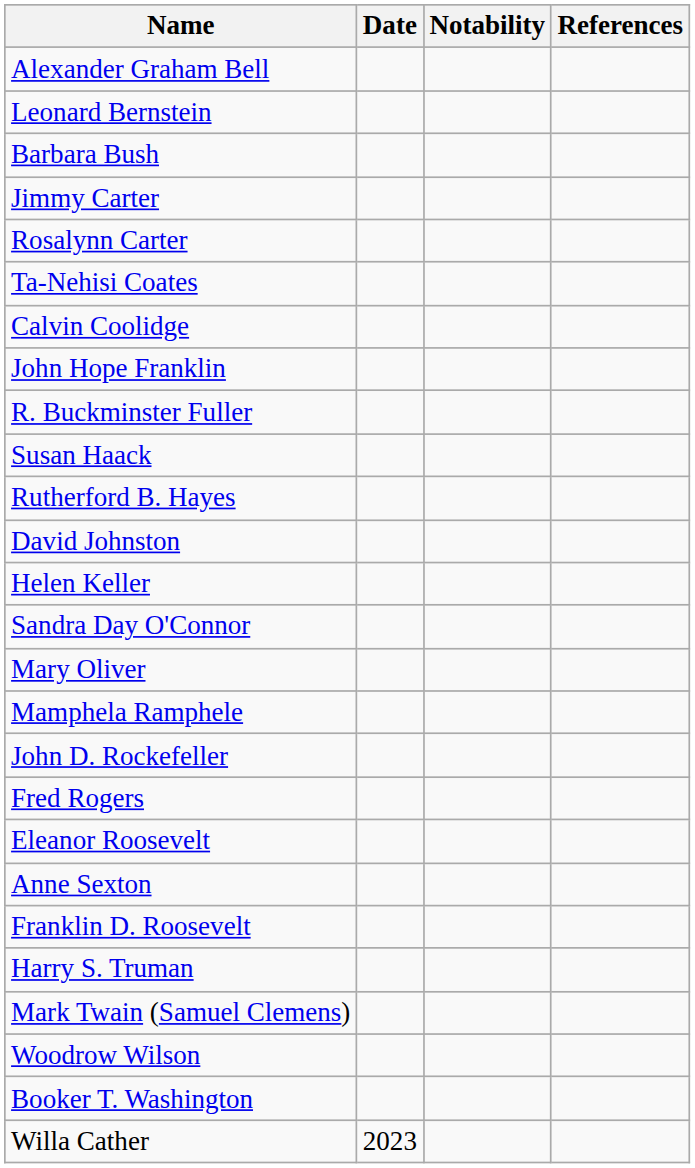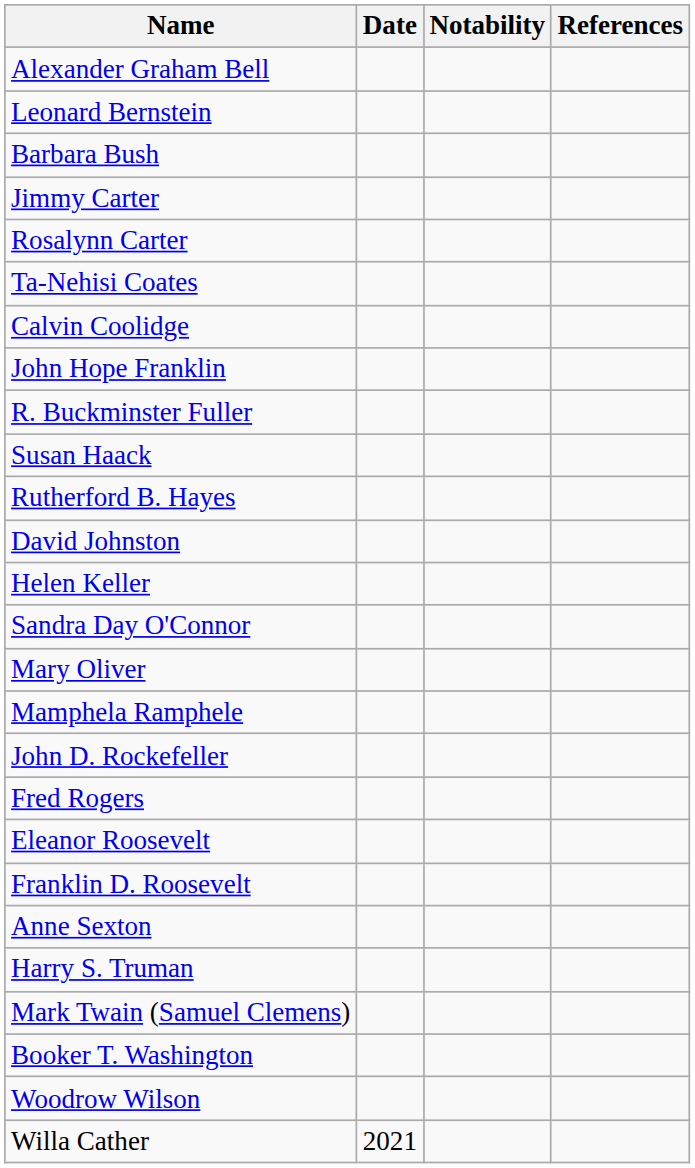rows swapped: (131, 926) <-> (81, 883)
rows swapped: (132, 1098) <-> (106, 1055)
(390, 1140) 2023 -> (390, 1140) 2021
